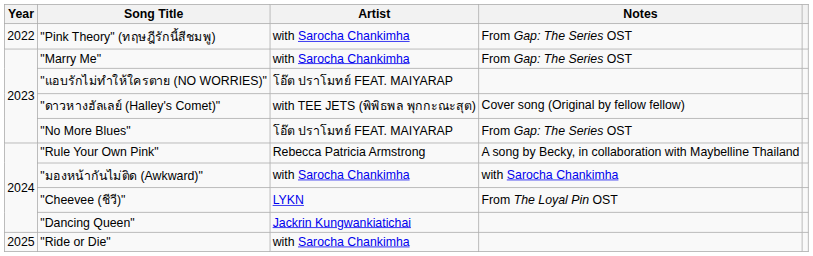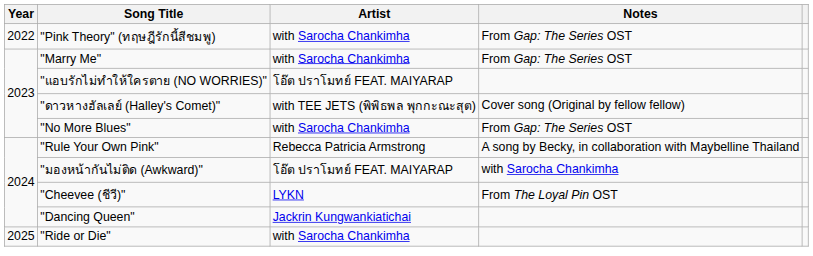(363, 131) โอ๊ต ปราโมทย์ FEAT. MAIYARAP -> (341, 128) with Sarocha Chankimha
(341, 175) with Sarocha Chankimha -> (363, 170) โอ๊ต ปราโมทย์ FEAT. MAIYARAP
